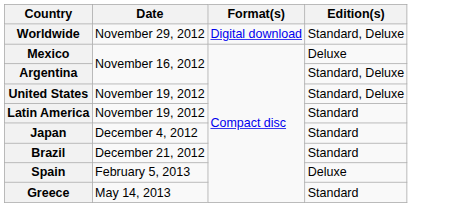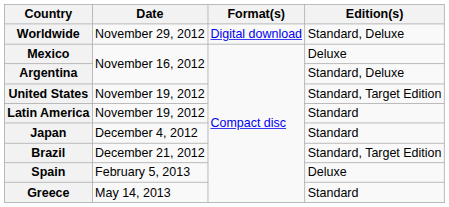(356, 93) Standard, Deluxe -> (375, 93) Standard, Target Edition
(333, 152) Standard -> (375, 152) Standard, Target Edition
